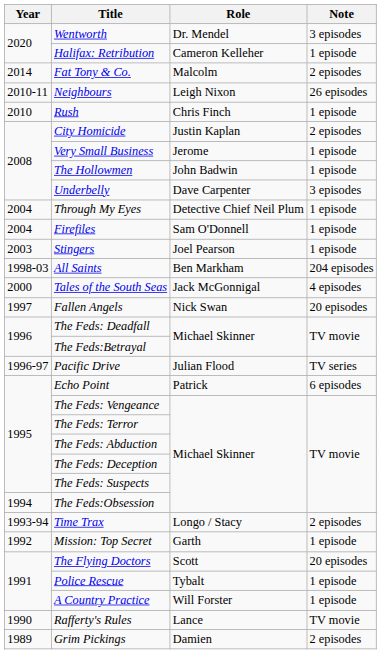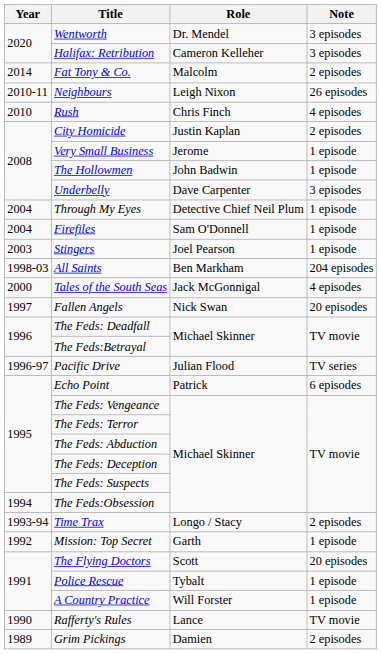(333, 53) 1 episode -> (335, 53) 3 episodes
(333, 111) 1 episode -> (335, 111) 4 episodes
